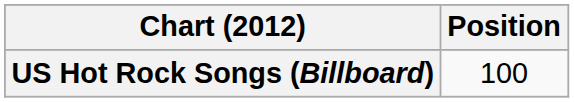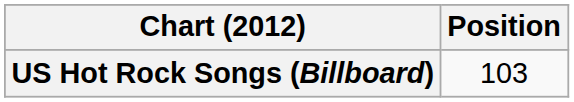(504, 73) 100 -> (504, 73) 103
